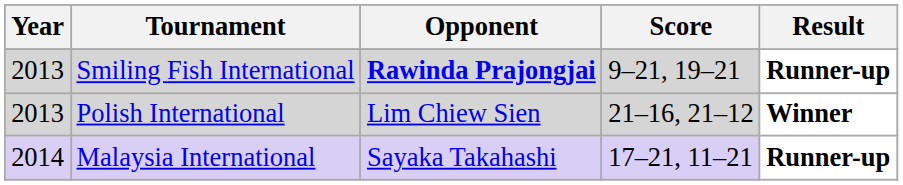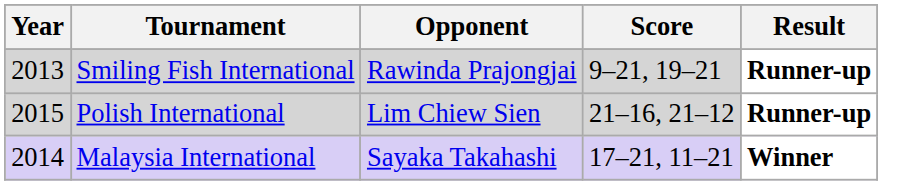(481, 70) bold -> (472, 70) normal
(38, 114) 2013 -> (38, 114) 2015
(809, 114) Winner -> (809, 114) Runner-up
(828, 157) Runner-up -> (790, 157) Winner
